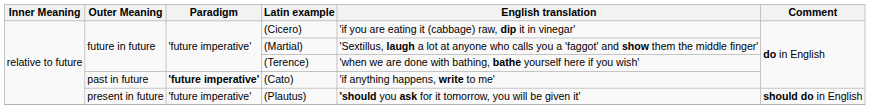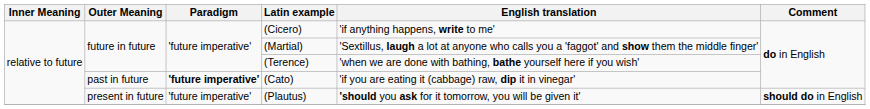(457, 29) 'if you are eating it (cabbage) raw, dip it in vinegar' -> (417, 29) 'if anything happens, write to me'
(417, 79) 'if anything happens, write to me' -> (457, 79) 'if you are eating it (cabbage) raw, dip it in vinegar'
